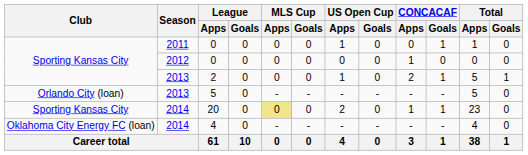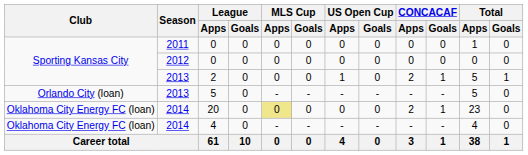(342, 45) 1 -> (342, 45) 0
(443, 45) 1 -> (443, 45) 0
(411, 61) 1 -> (411, 61) 0
(81, 110) Sporting Kansas City -> (81, 110) Oklahoma City Energy FC (loan)
(342, 110) 2 -> (342, 110) 0
(411, 110) 1 -> (411, 110) 2
